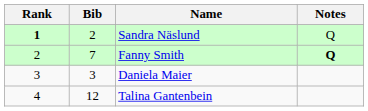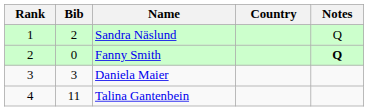+ column: (274, 14)
(37, 34) bold -> (30, 34) normal
(92, 55) 7 -> (74, 55) 0
(92, 95) 12 -> (74, 95) 11
